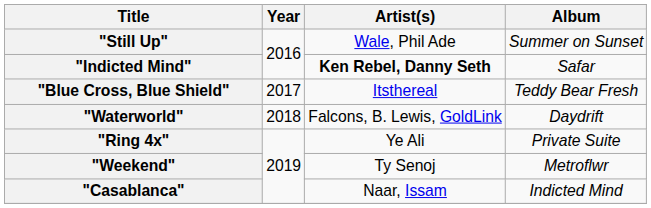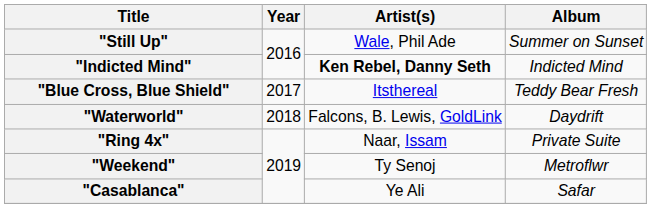(576, 66) Safar -> (576, 66) Indicted Mind
(405, 141) Ye Ali -> (405, 141) Naar, Issam
(405, 191) Naar, Issam -> (405, 191) Ye Ali
(576, 191) Indicted Mind -> (576, 191) Safar
